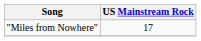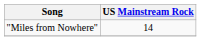(148, 28) 17 -> (148, 28) 14
